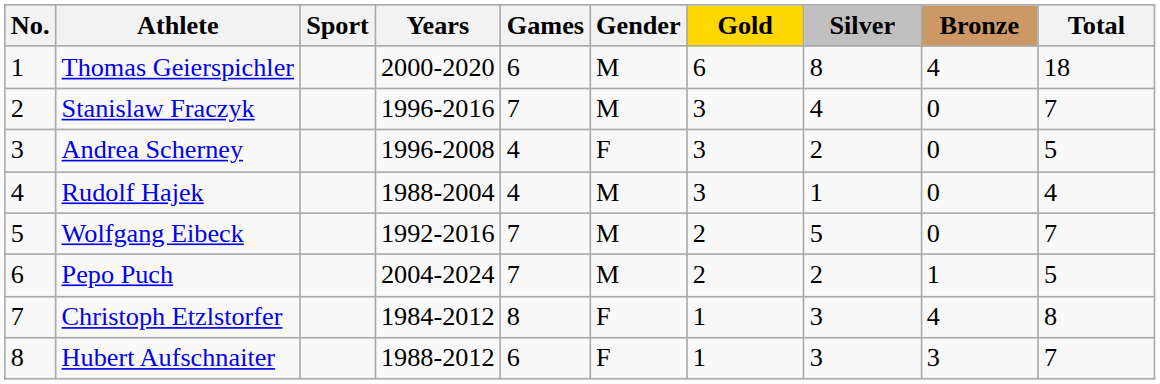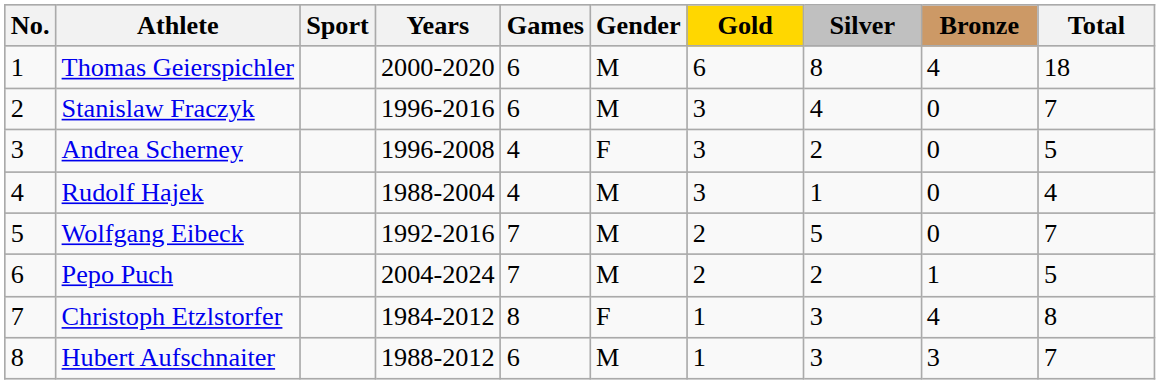(513, 108) 7 -> (513, 108) 6
(603, 358) F -> (608, 358) M
